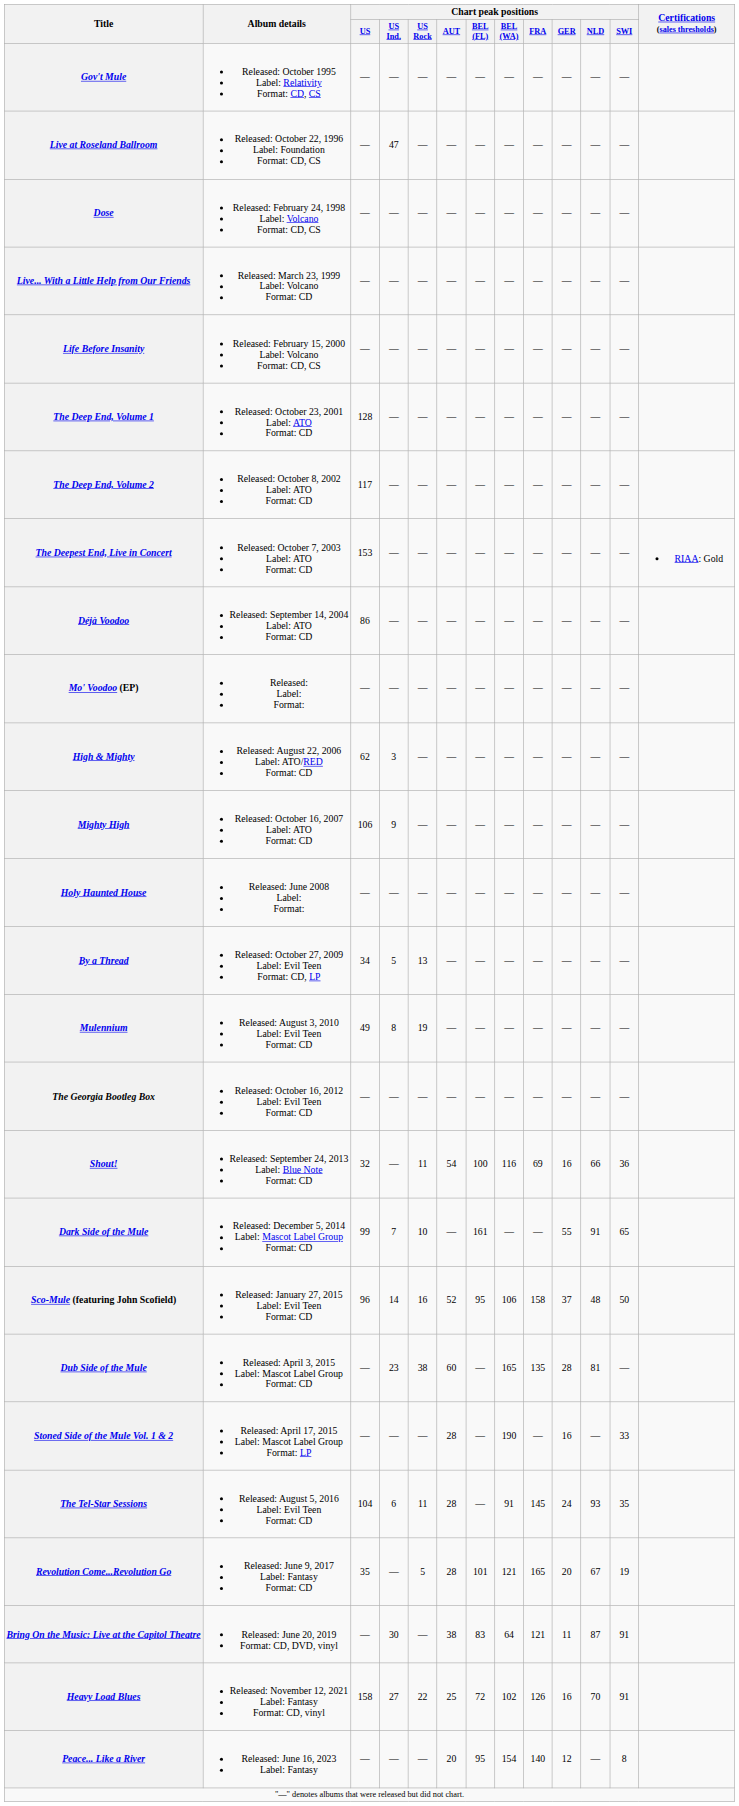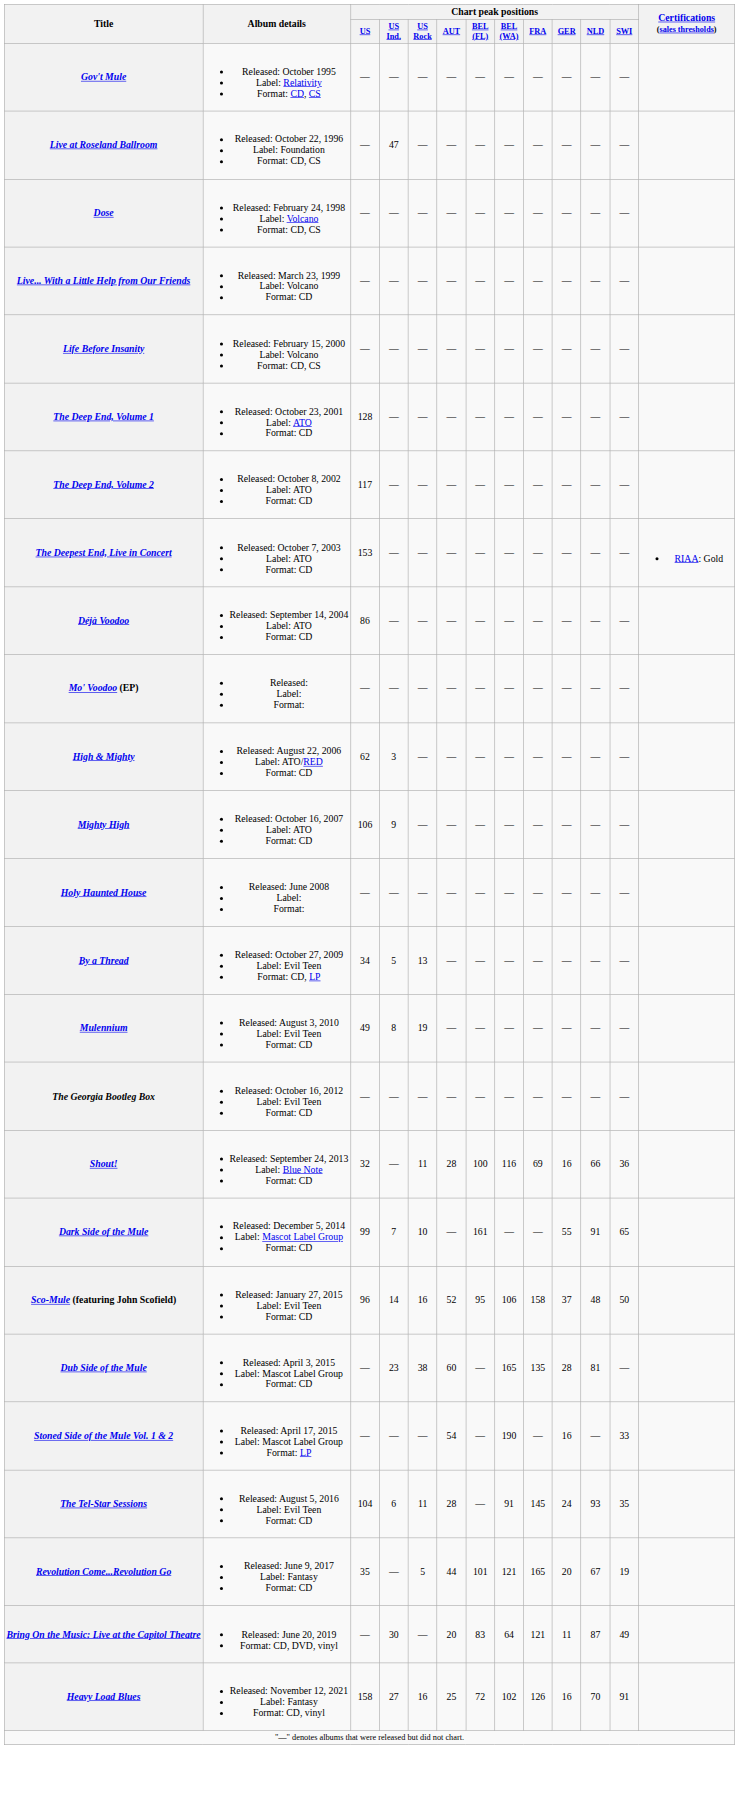(451, 1164) 54 -> (451, 1164) 28
(451, 1436) 28 -> (451, 1436) 54
(451, 1572) 28 -> (451, 1572) 44
(451, 1634) 38 -> (451, 1634) 20
(624, 1634) 91 -> (624, 1634) 49
(423, 1696) 22 -> (423, 1696) 16
- row: (104, 1759)
